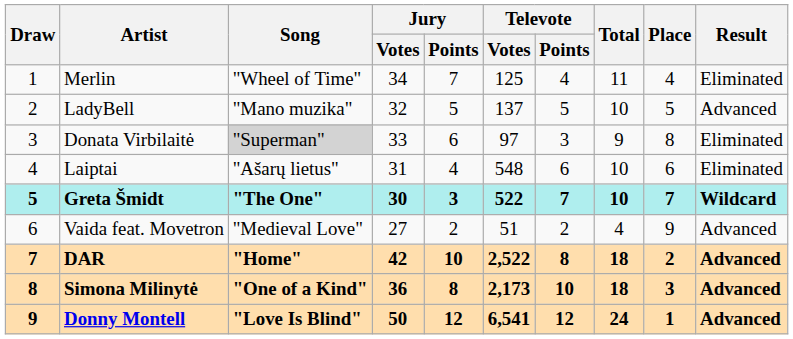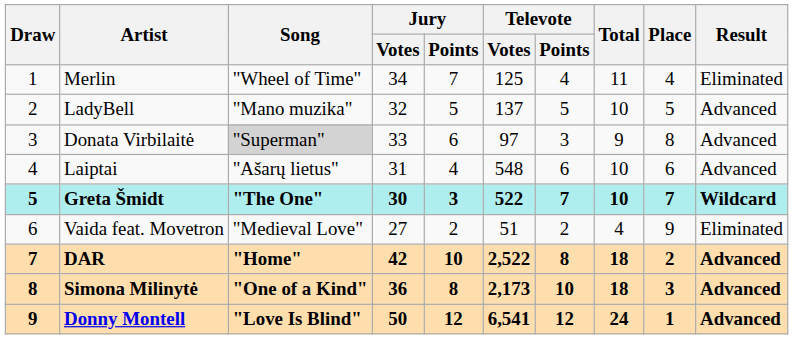(741, 139) Eliminated -> (738, 139) Advanced
(741, 169) Eliminated -> (738, 169) Advanced
(738, 229) Advanced -> (741, 229) Eliminated
